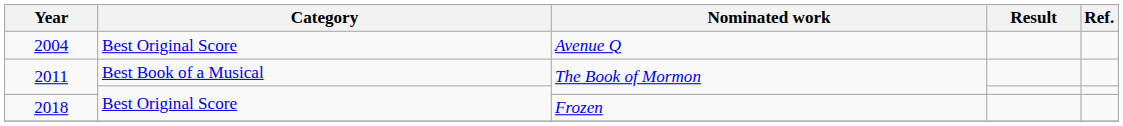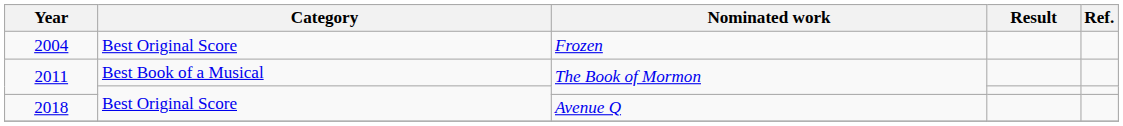(588, 45) Avenue Q -> (579, 45) Frozen
(579, 107) Frozen -> (588, 107) Avenue Q
